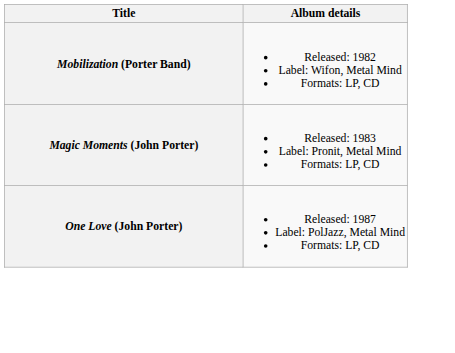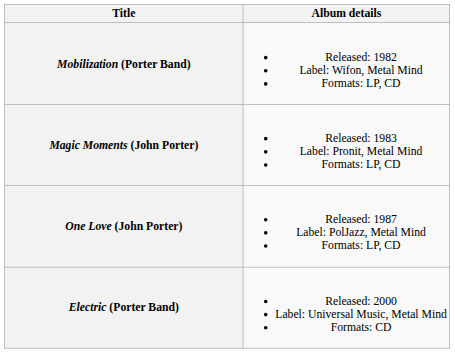+ row: (124, 307)
